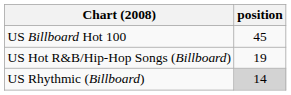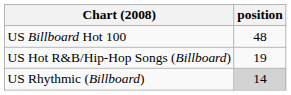(260, 36) 45 -> (260, 36) 48
